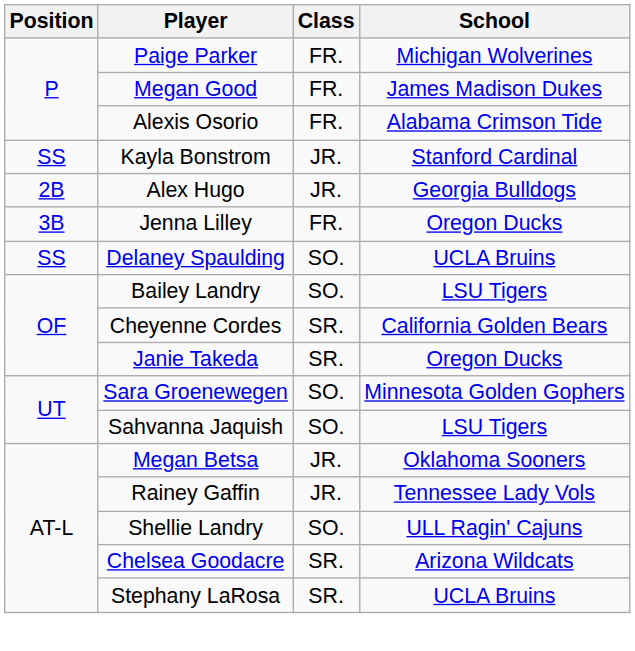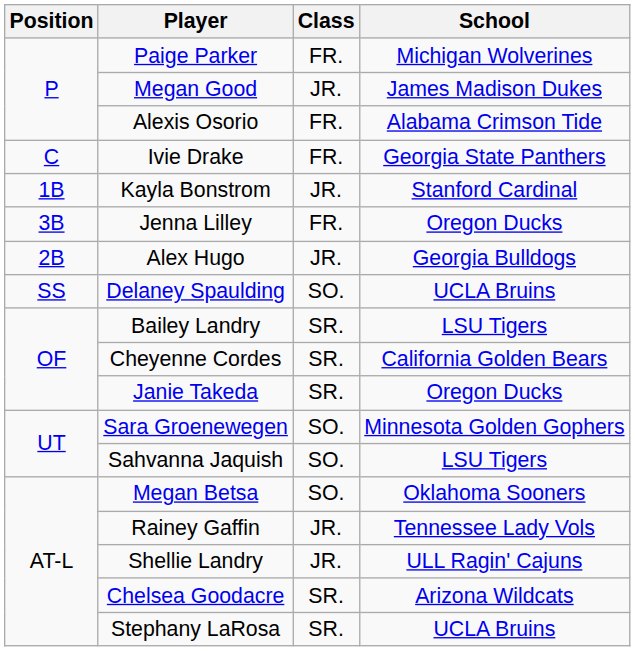(326, 88) FR. -> (326, 88) JR.
+ row: (196, 156)
(52, 156) SS -> (52, 190) 1B
rows swapped: (196, 190) <-> (196, 223)
(326, 291) SO. -> (326, 325) SR.
(326, 460) JR. -> (326, 493) SO.
(326, 527) SO. -> (326, 561) JR.
